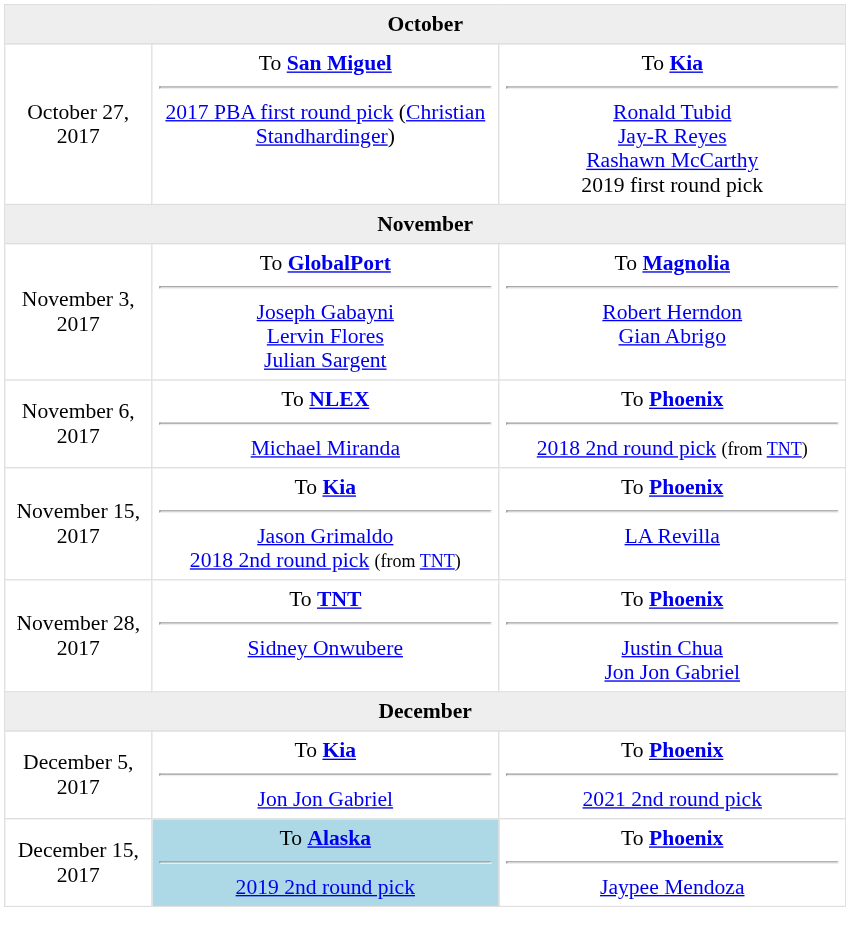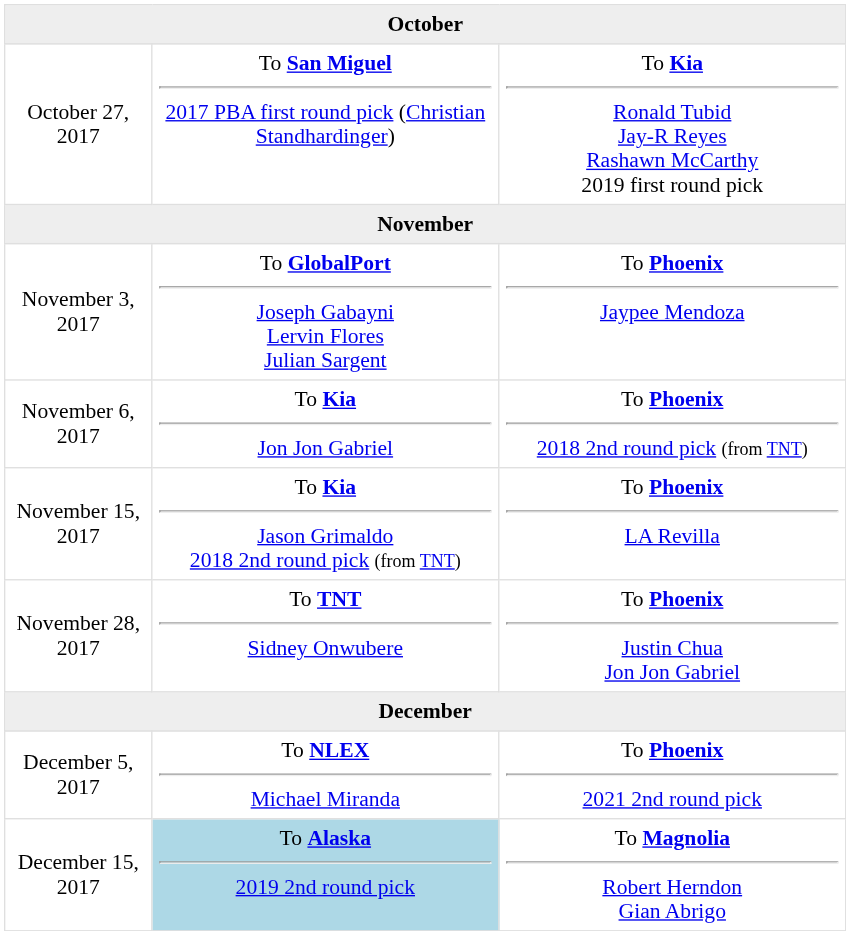(672, 299) To Magnolia Robert Herndon Gian Abrigo -> (672, 287) To Phoenix Jaypee Mendoza
(325, 423) To NLEX Michael Miranda -> (325, 423) To Kia Jon Jon Gabriel
(325, 774) To Kia Jon Jon Gabriel -> (325, 774) To NLEX Michael Miranda
(672, 862) To Phoenix Jaypee Mendoza -> (672, 874) To Magnolia Robert Herndon Gian Abrigo
